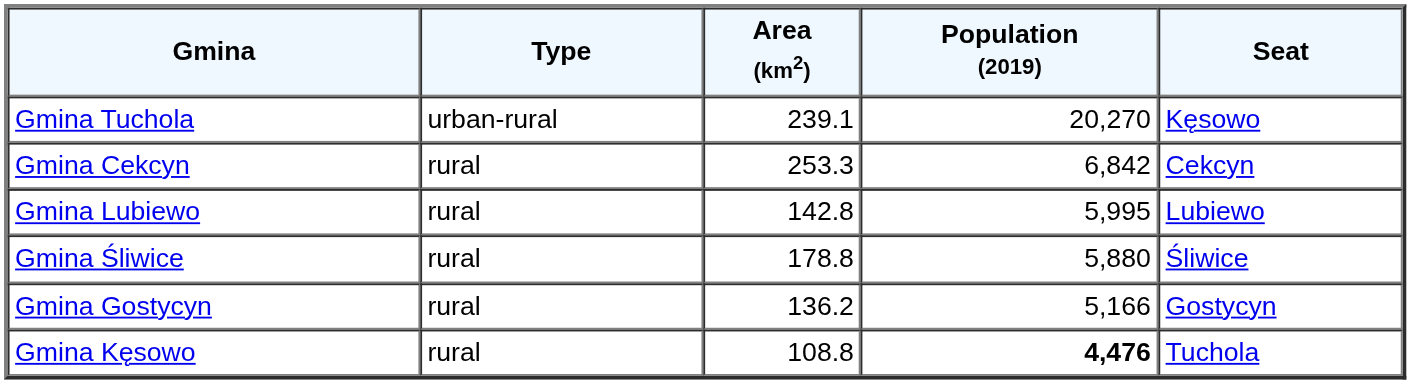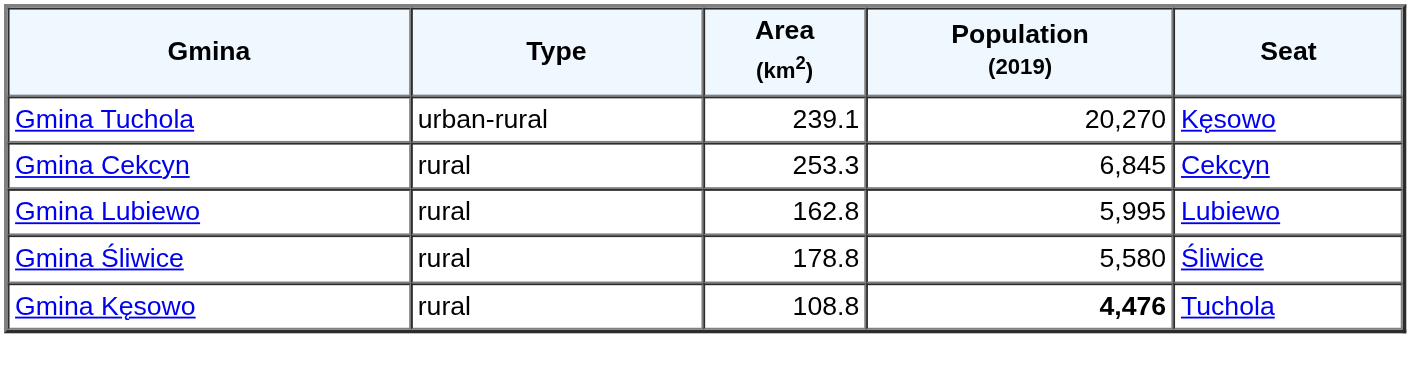(1117, 165) 6,842 -> (1133, 165) 6,845
(821, 211) 142.8 -> (826, 211) 162.8
(1117, 258) 5,880 -> (1133, 258) 5,580
- row: (113, 305)
